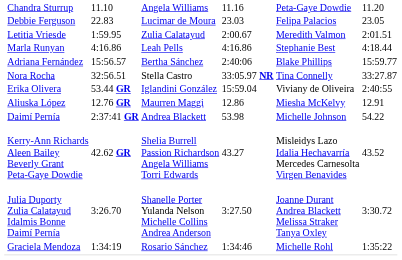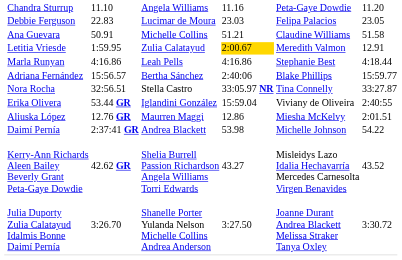+ row: (34, 34)
(237, 34) no background -> (237, 48) gold background
(377, 34) 2:01.51 -> (373, 48) 12.91
(373, 103) 12.91 -> (377, 116) 2:01.51
- row: (44, 246)
